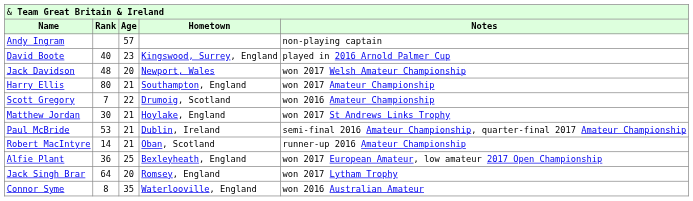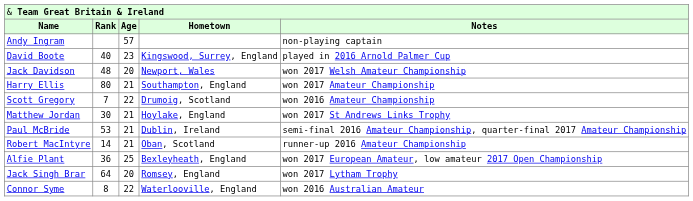(129, 189) 35 -> (129, 189) 22
